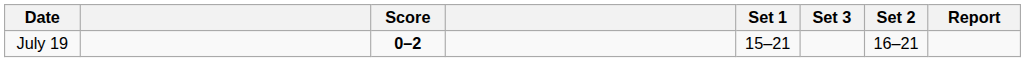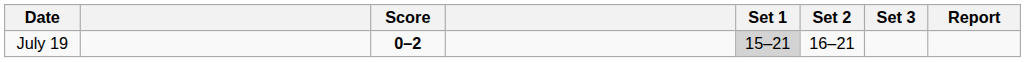columns swapped: (896, 18) <-> (832, 18)
(768, 44) no background -> (768, 44) lightgrey background
